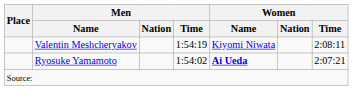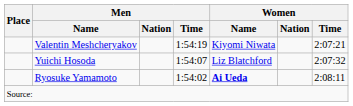(330, 45) 2:08:11 -> (330, 45) 2:07:21
+ row: (65, 61)
(330, 61) 2:07:21 -> (330, 77) 2:08:11
